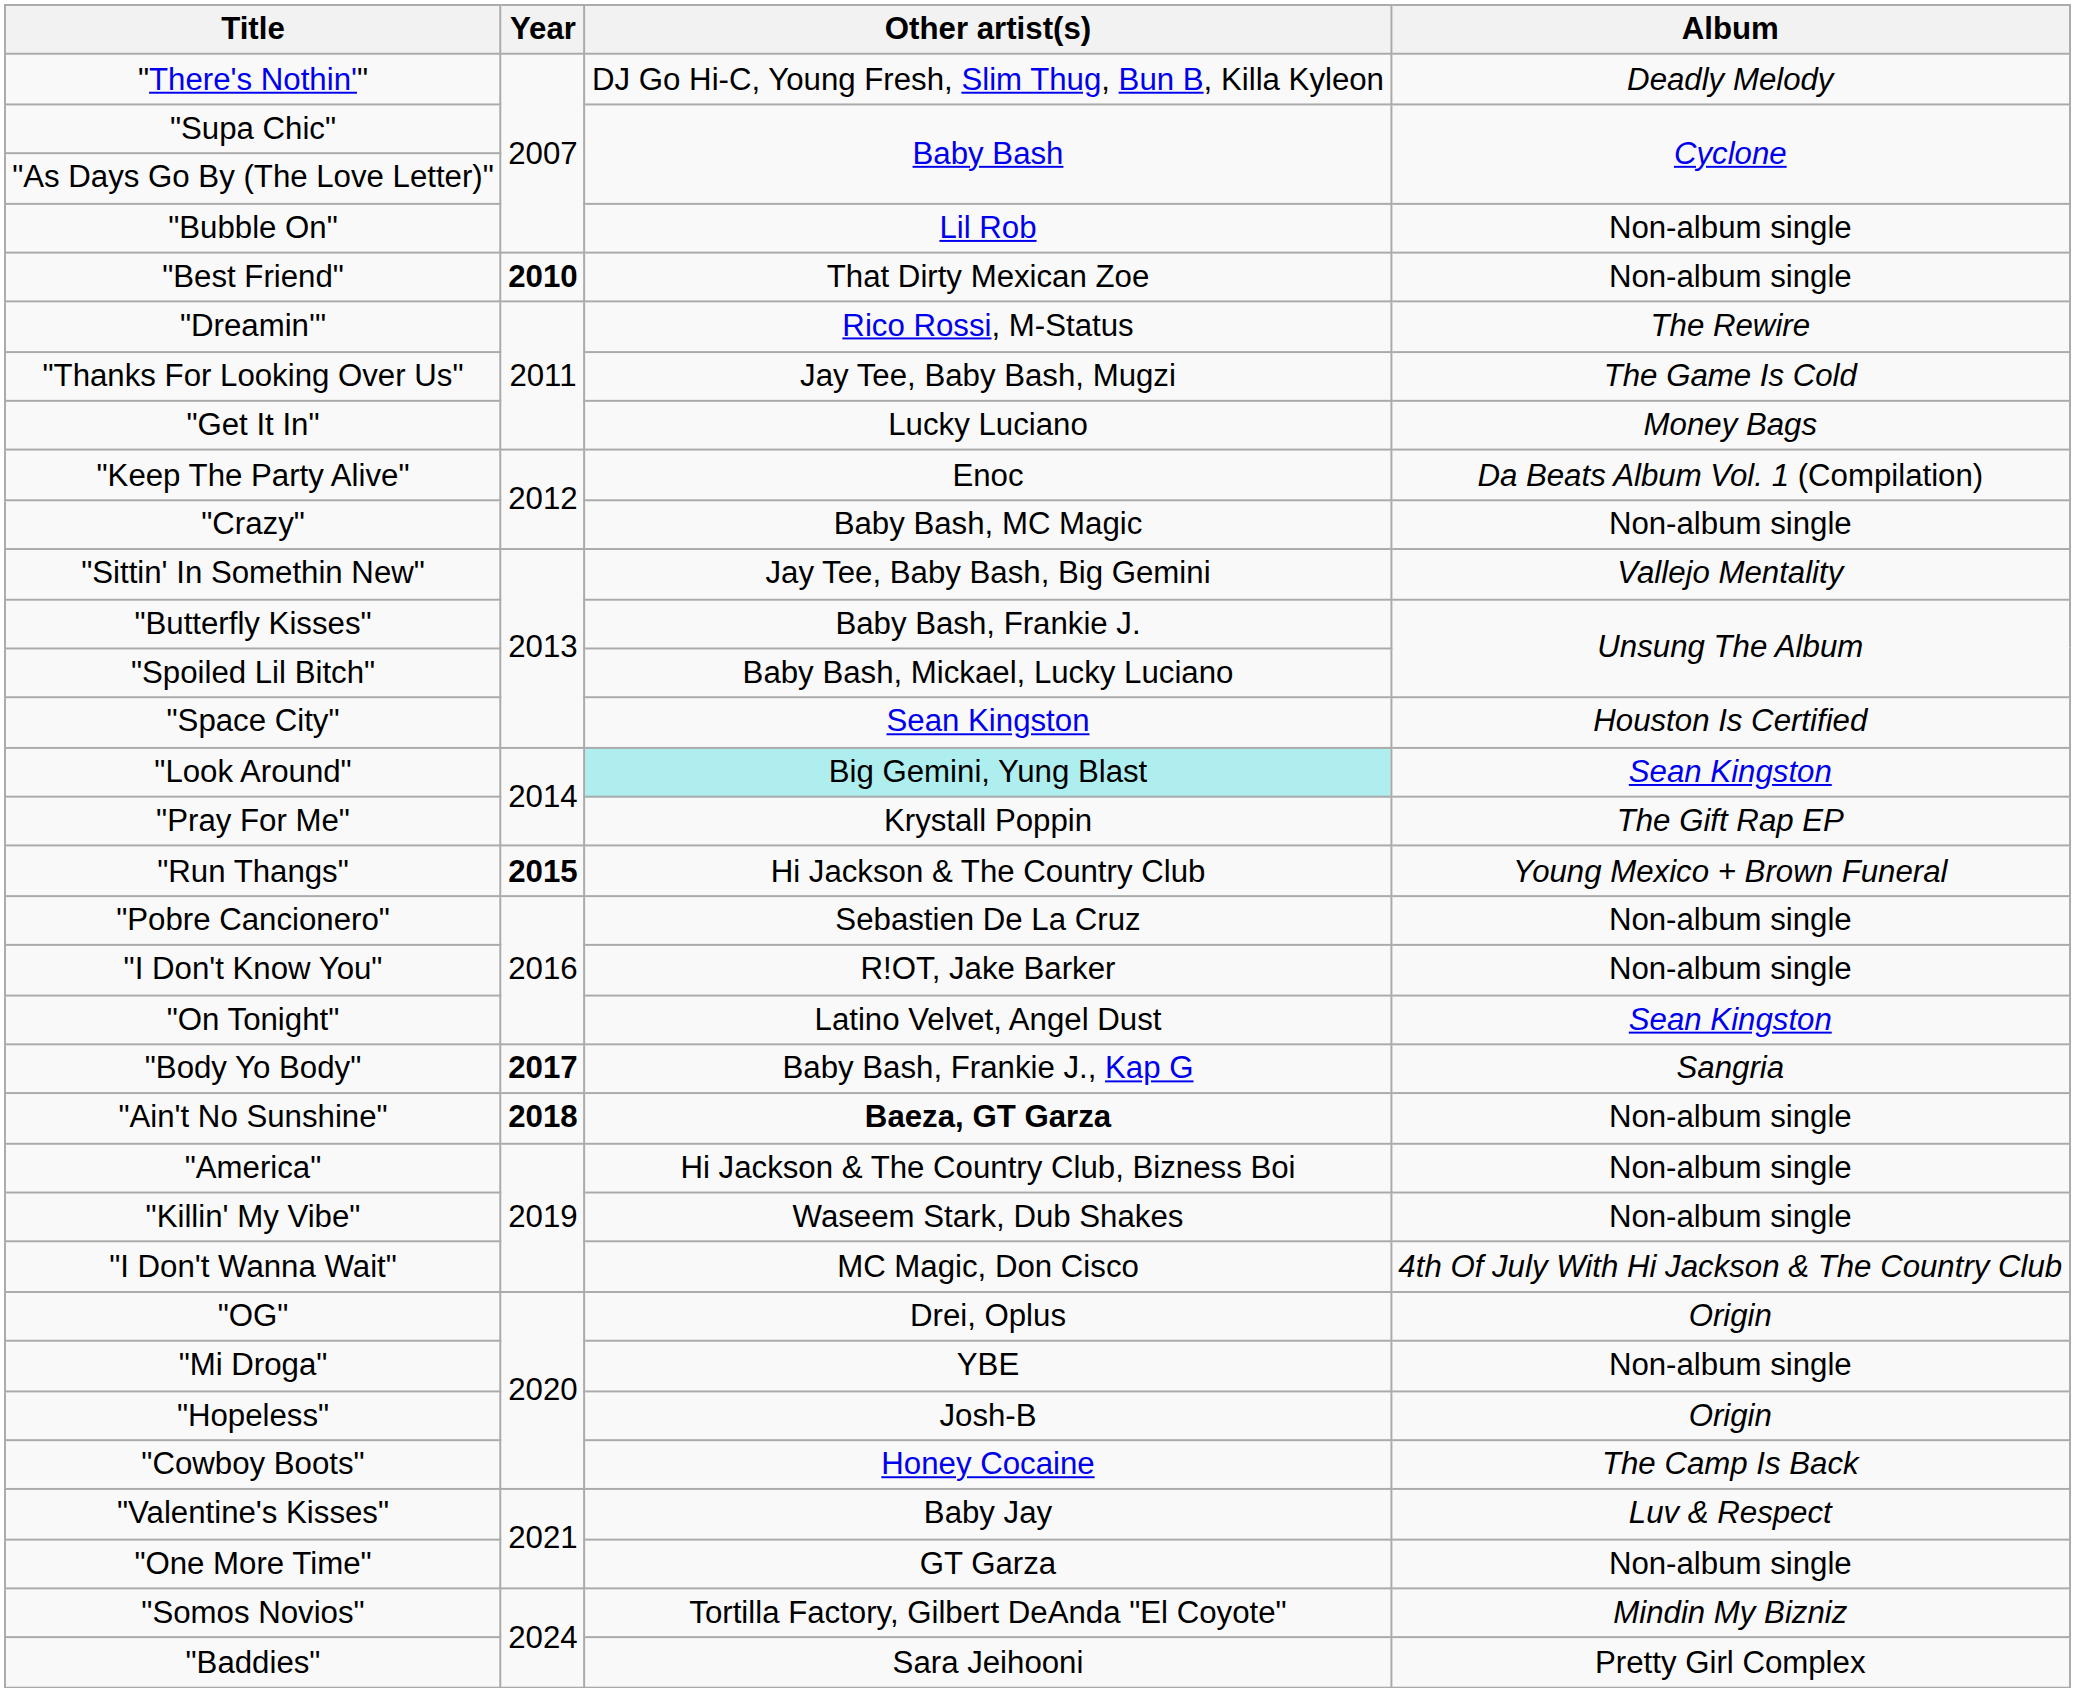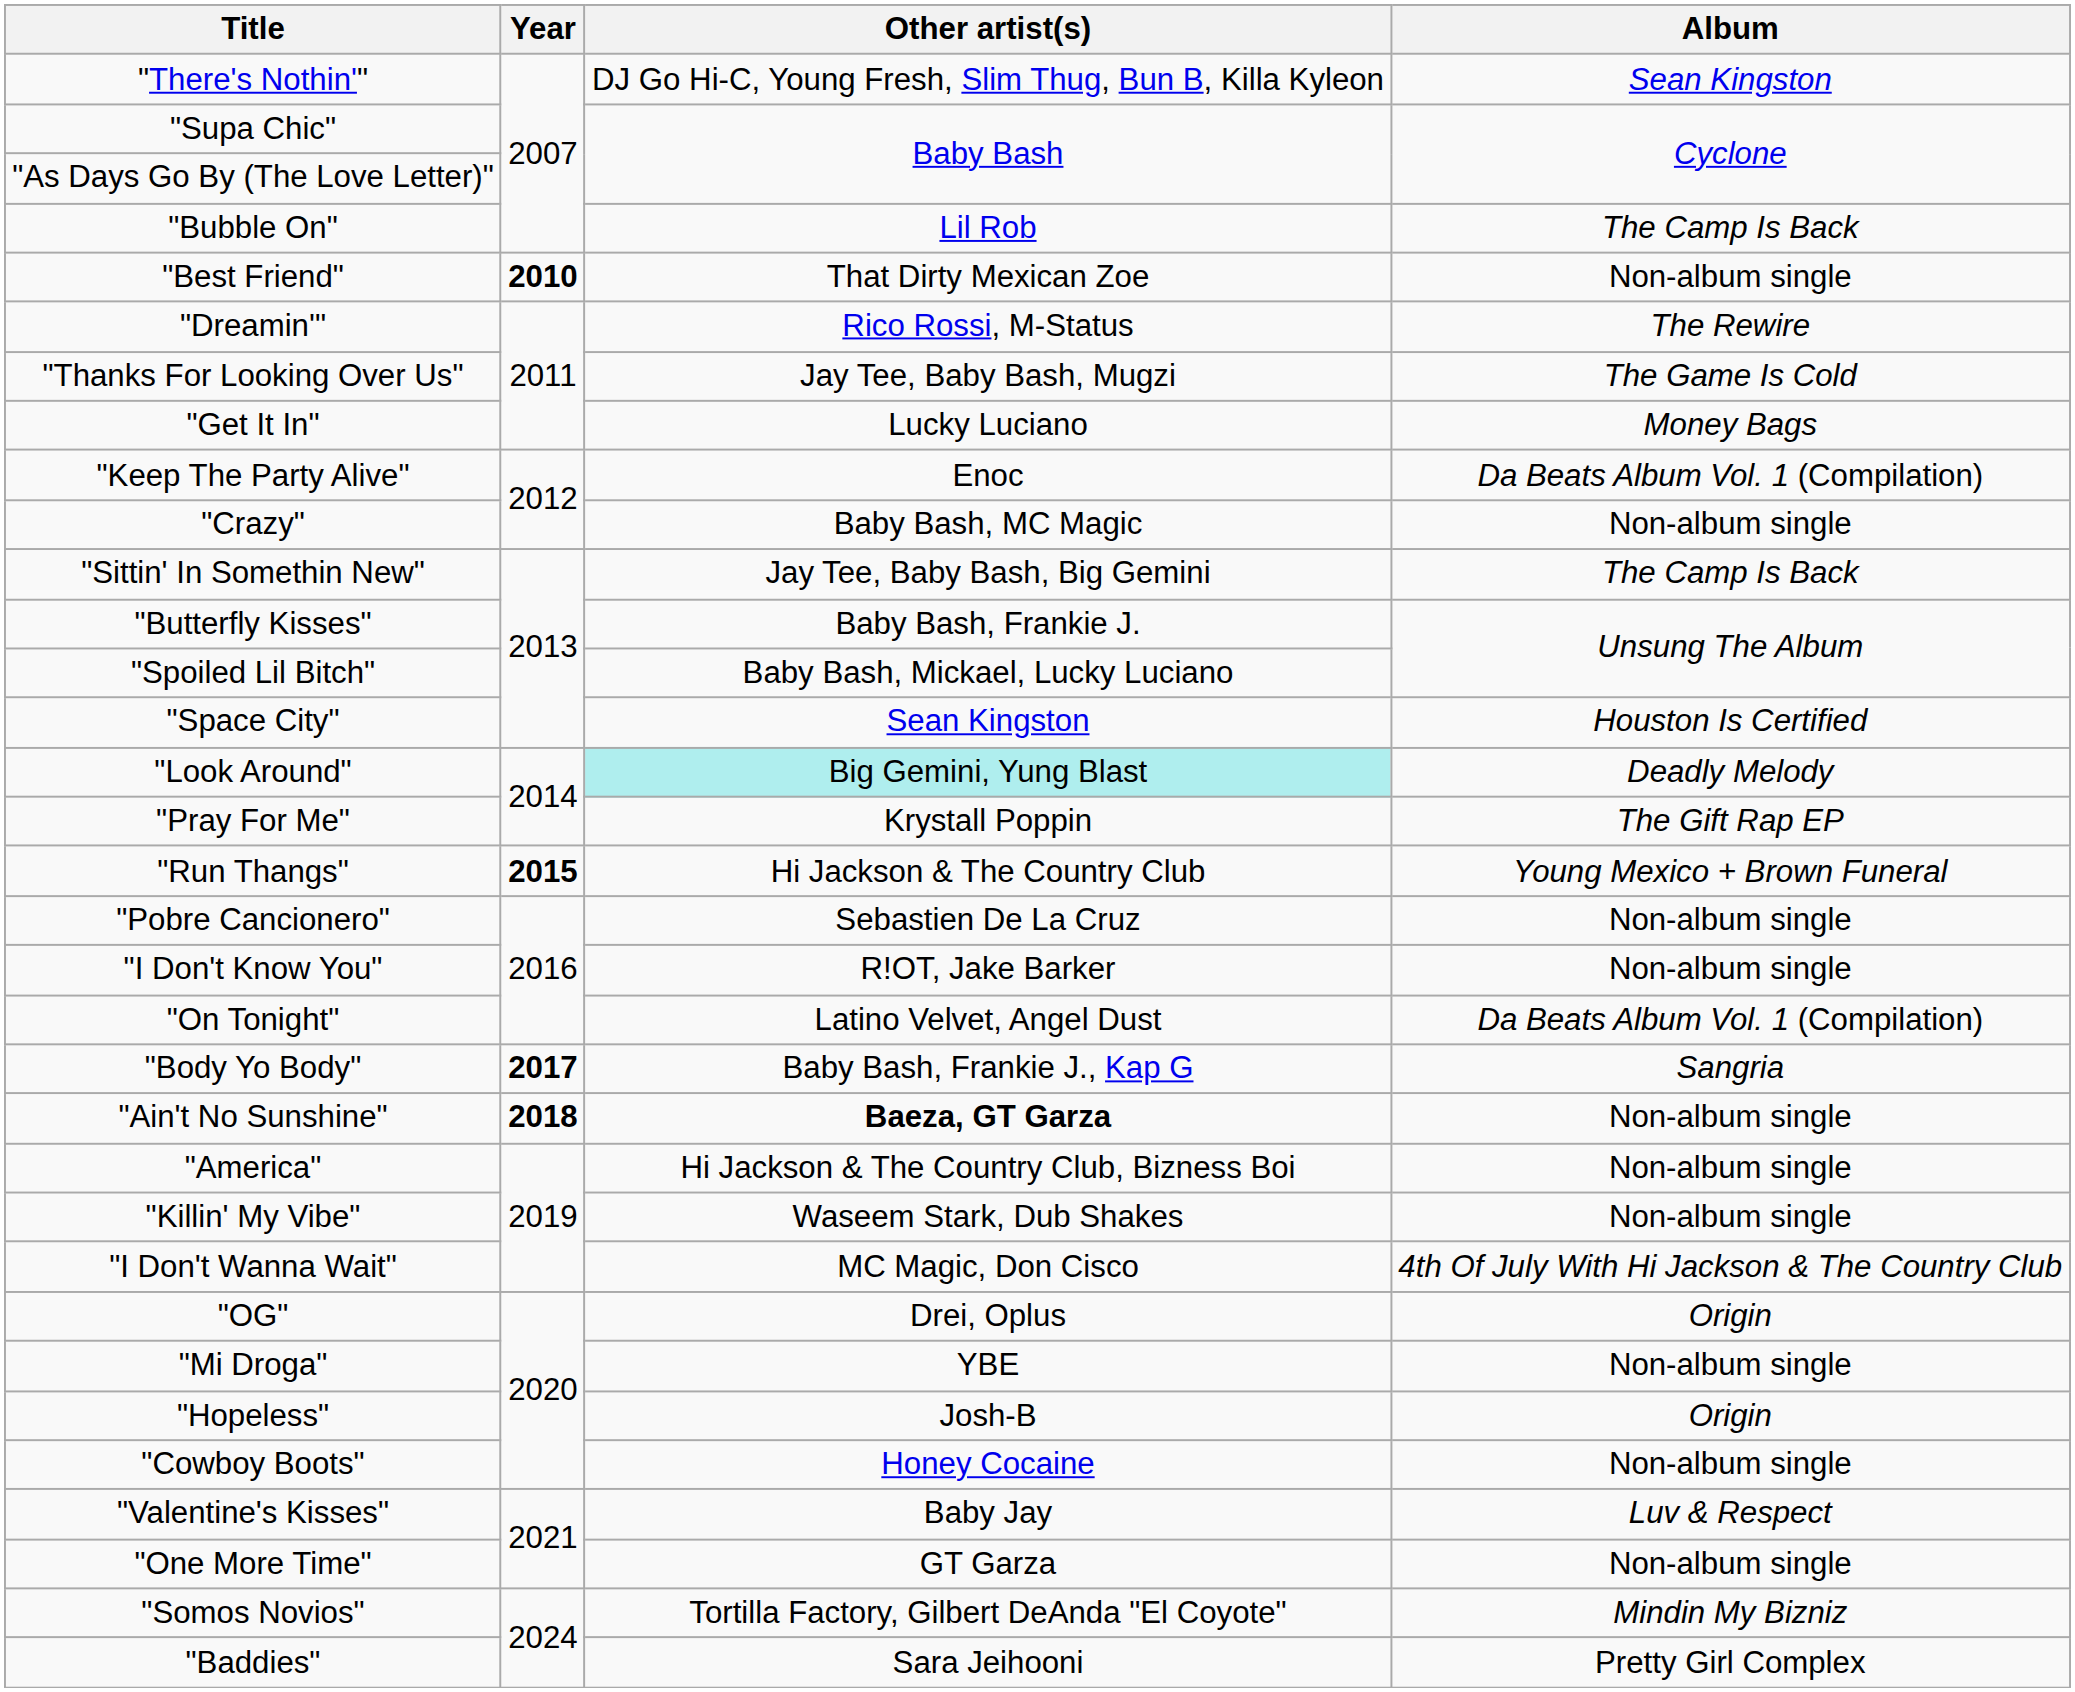(1730, 78) Deadly Melody -> (1730, 78) Sean Kingston
(1730, 227) Non-album single -> (1730, 227) The Camp Is Back
(1730, 573) Vallejo Mentality -> (1730, 573) The Camp Is Back
(1730, 771) Sean Kingston -> (1730, 771) Deadly Melody
(1730, 1018) Sean Kingston -> (1730, 1018) Da Beats Album Vol. 1 (Compilation)
(1730, 1464) The Camp Is Back -> (1730, 1464) Non-album single
